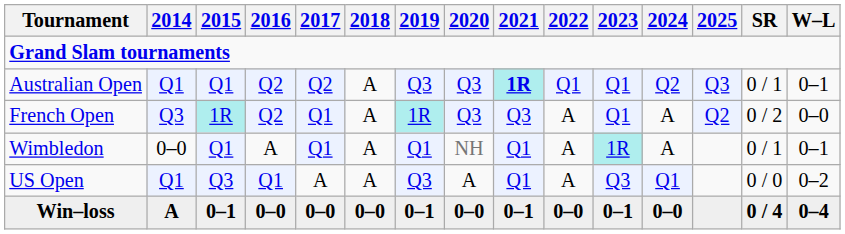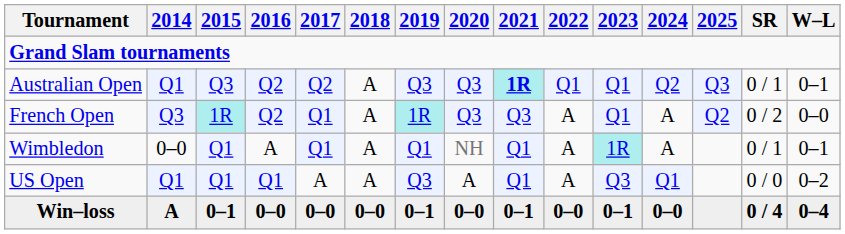(221, 84) Q1 -> (221, 84) Q3
(221, 180) Q3 -> (221, 180) Q1
